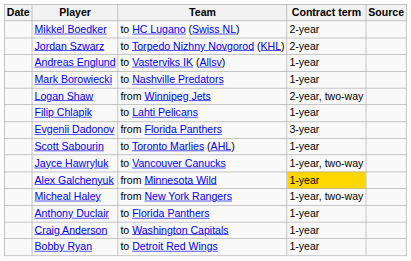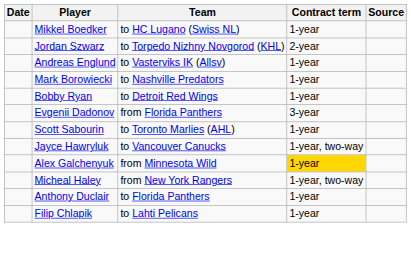(304, 29) 2-year -> (304, 29) 1-year
- row: (64, 96)
rows swapped: (63, 247) <-> (63, 113)
- row: (71, 230)
